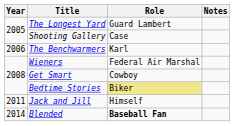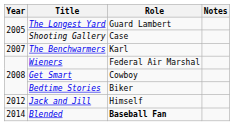(16, 50) 2006 -> (16, 50) 2007
(121, 88) khaki background -> (121, 88) no background
(16, 101) 2011 -> (16, 101) 2012
